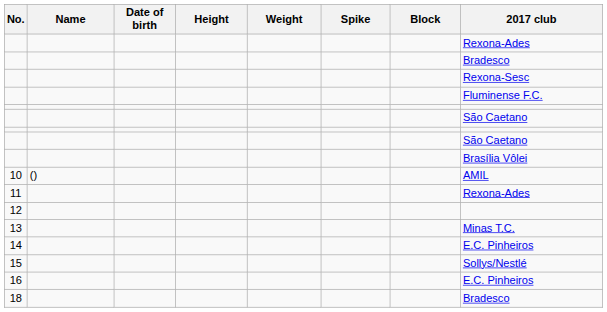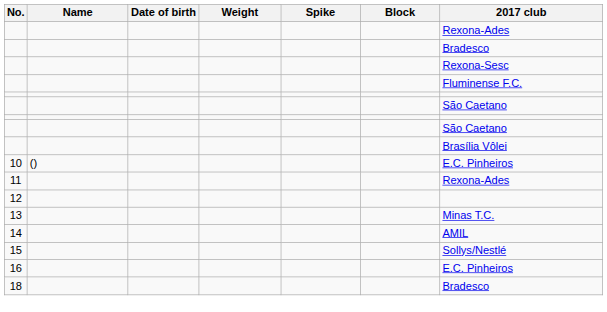- column: (211, 19)
(476, 175) AMIL -> (478, 163) E.C. Pinheiros
(498, 245) E.C. Pinheiros -> (455, 233) AMIL
